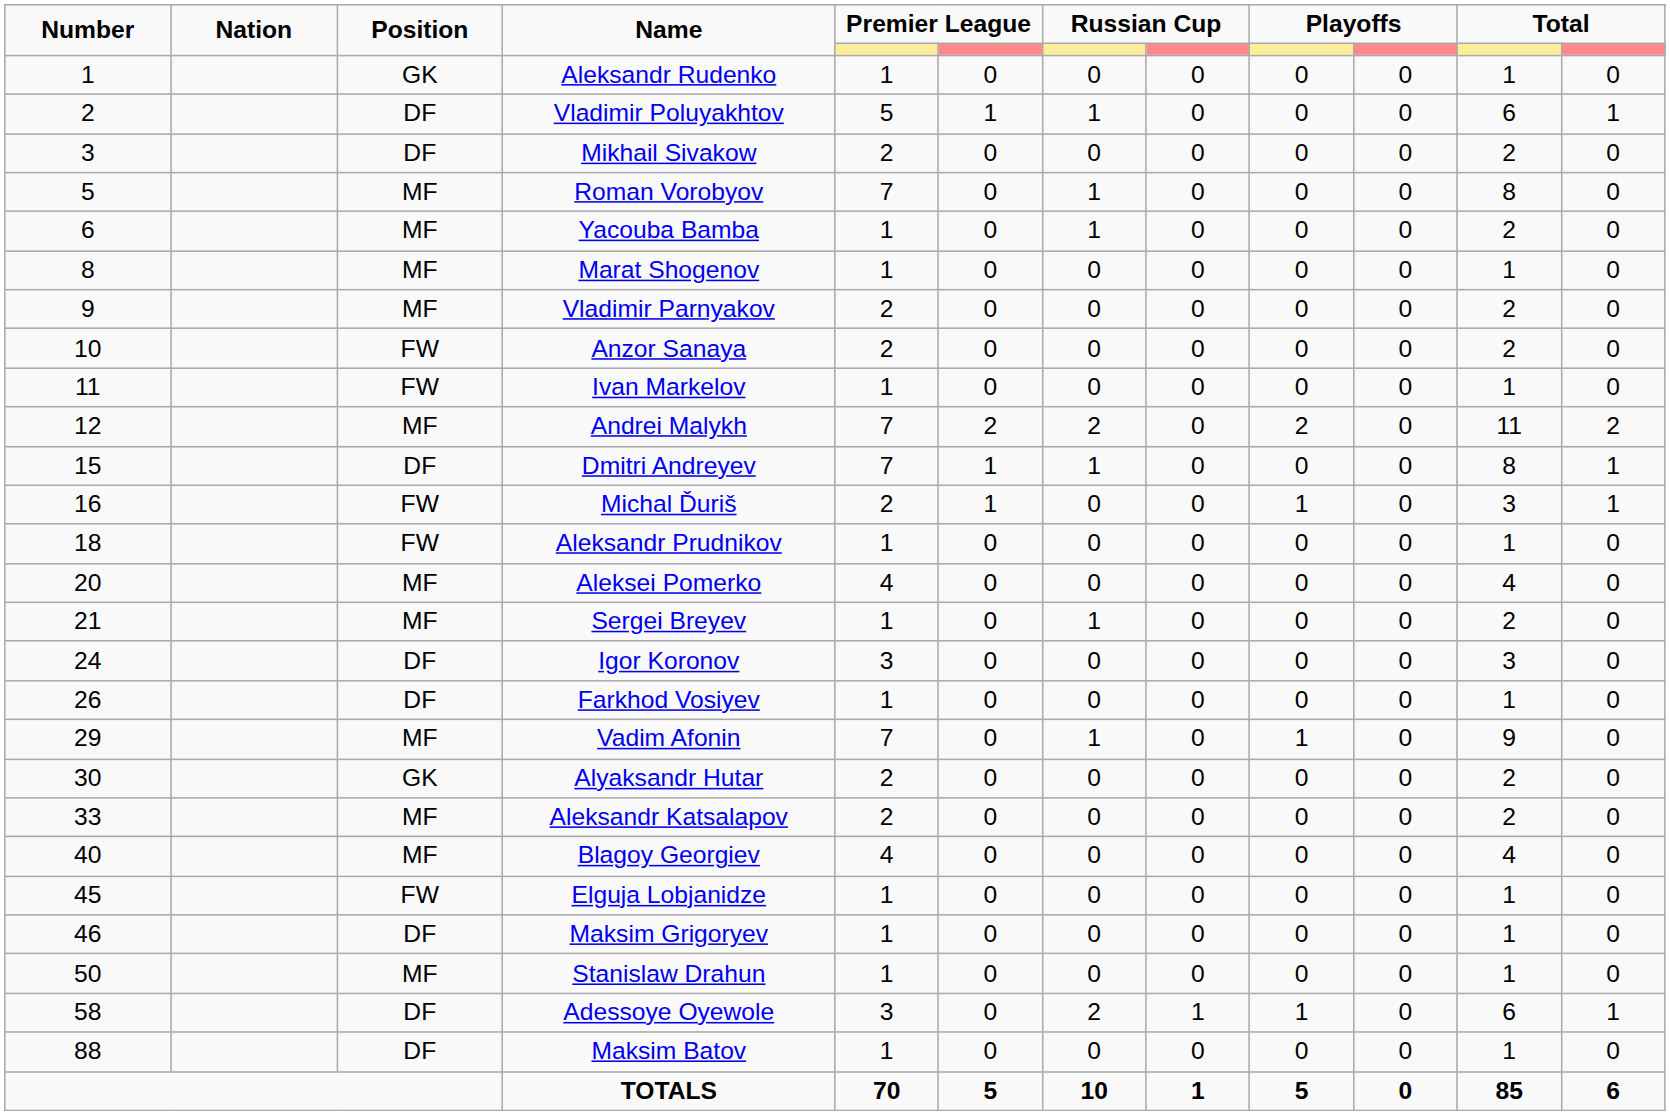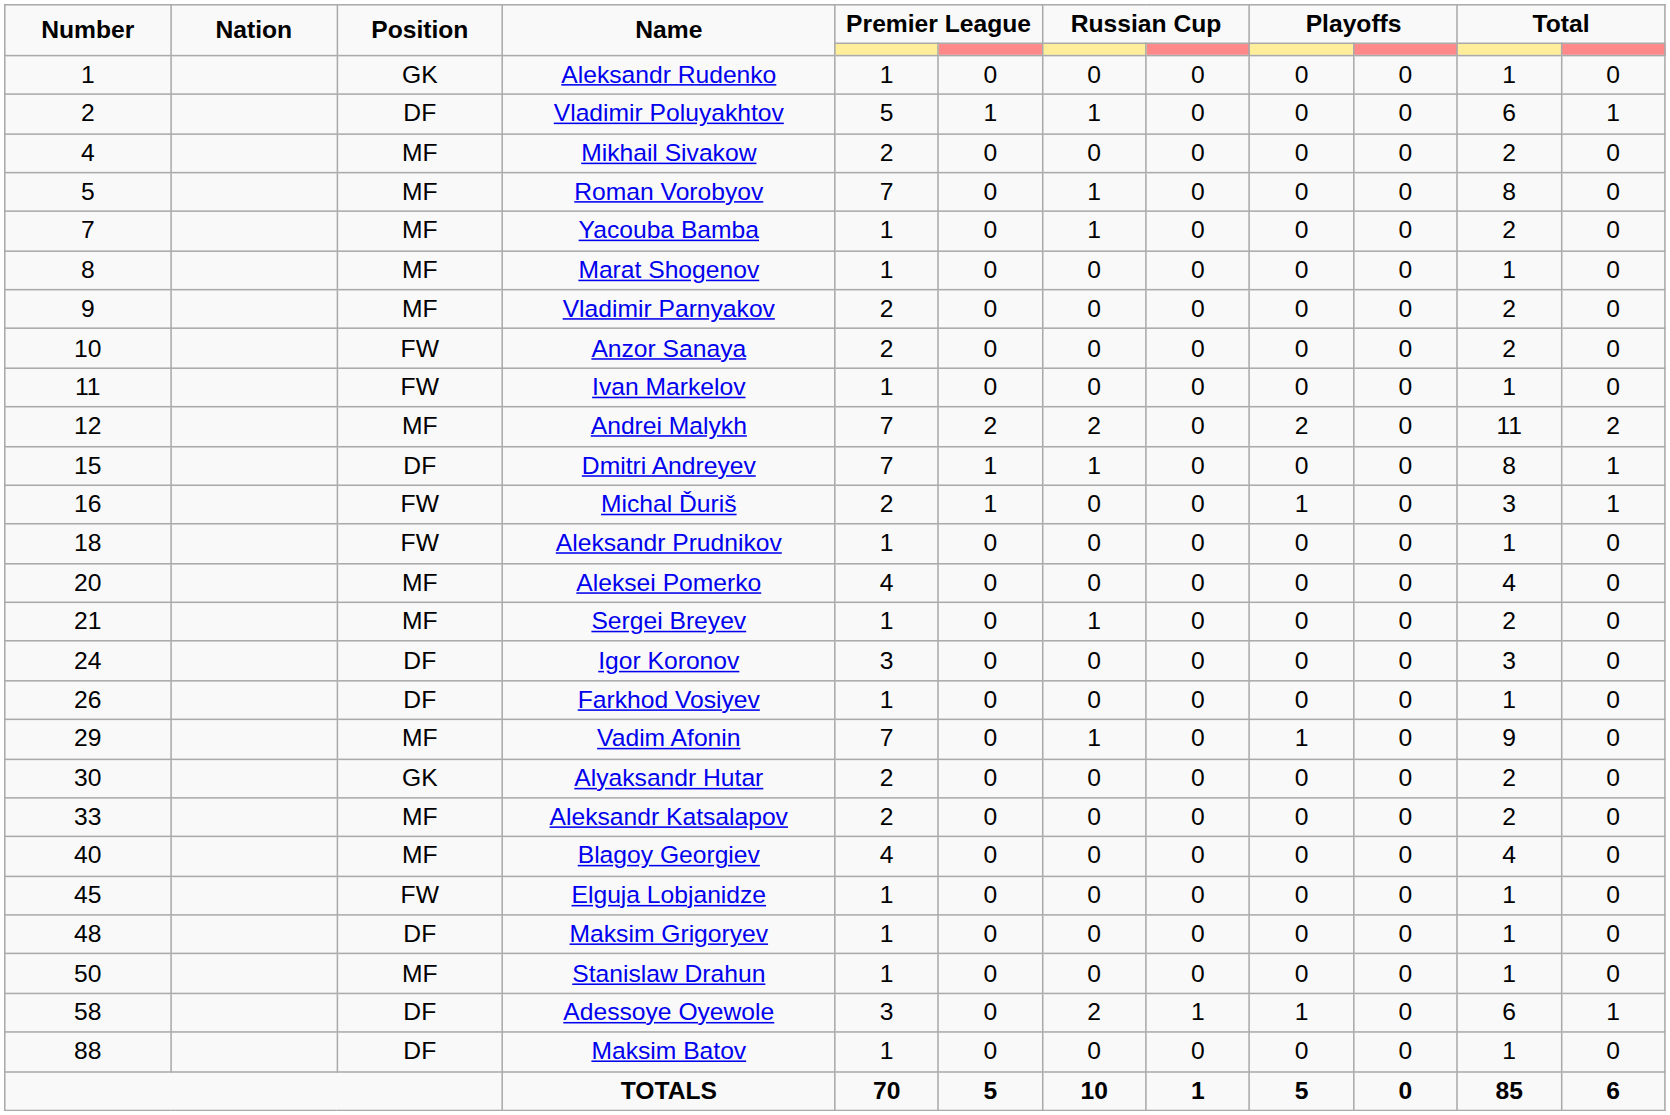(88, 152) 3 -> (88, 152) 4
(420, 152) DF -> (420, 152) MF
(88, 230) 6 -> (88, 230) 7
(88, 934) 46 -> (88, 934) 48
